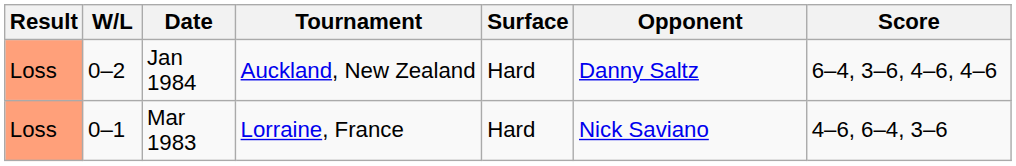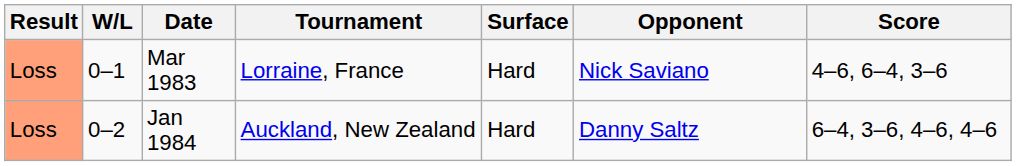rows swapped: (172, 130) <-> (172, 69)
